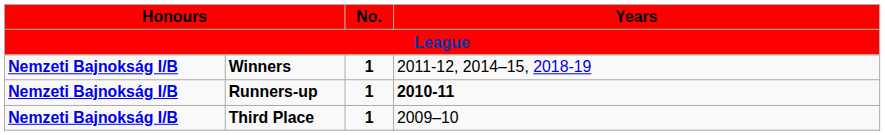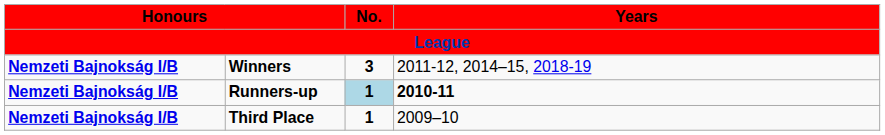(369, 67) 1 -> (369, 67) 3
(369, 92) no background -> (369, 92) lightblue background
